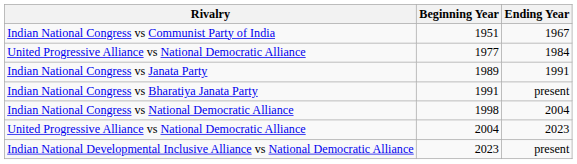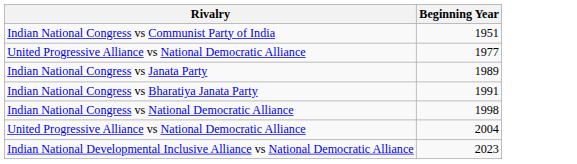- column: (537, 14)
